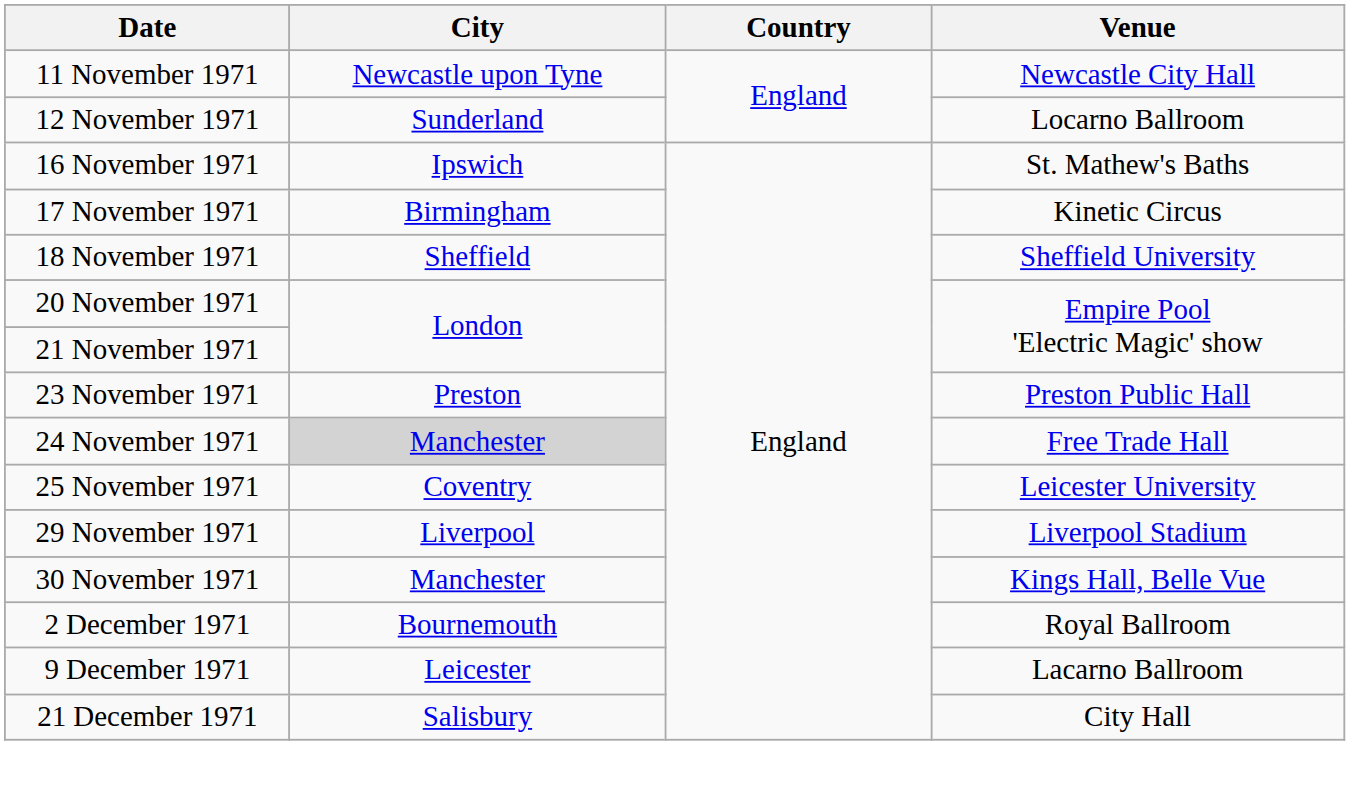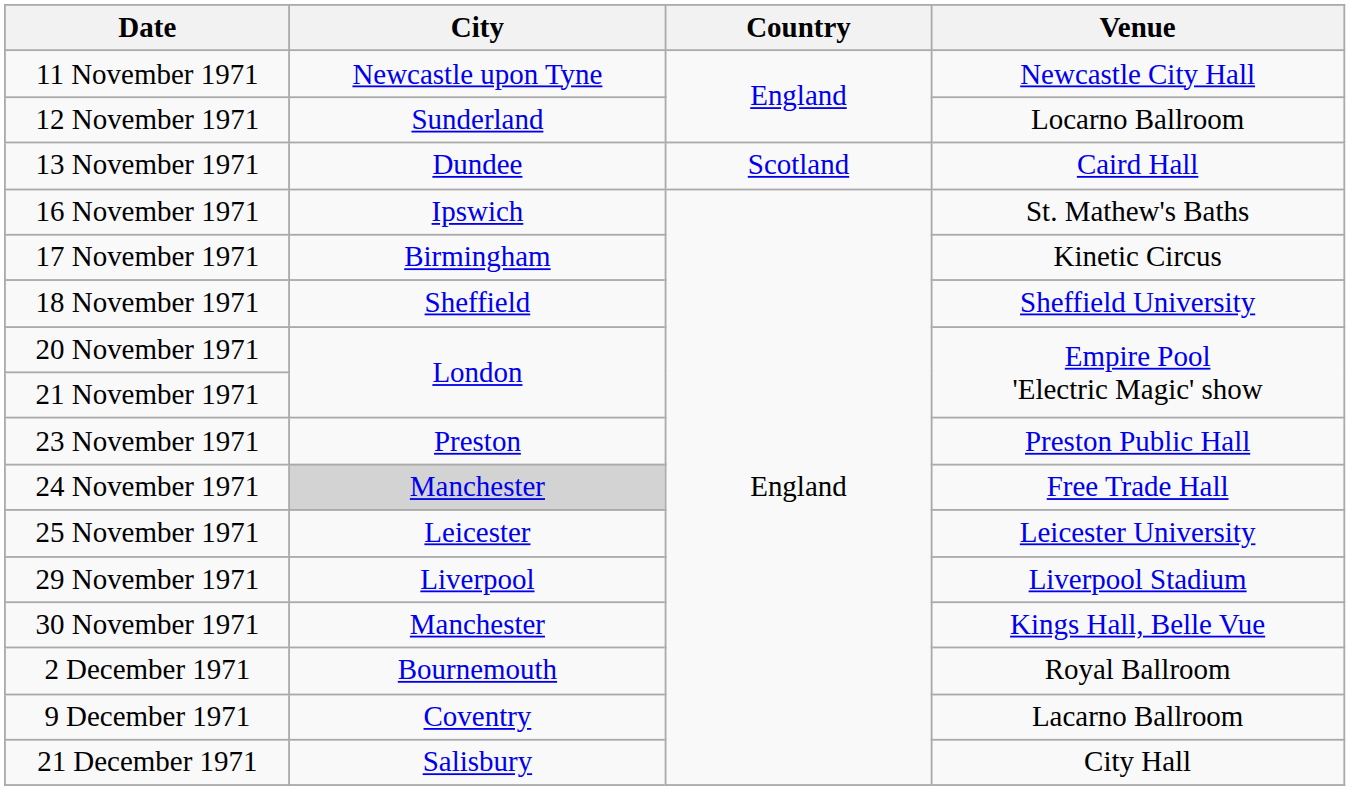+ row: (147, 165)
(477, 486) Coventry -> (477, 532) Leicester
(477, 670) Leicester -> (477, 716) Coventry
